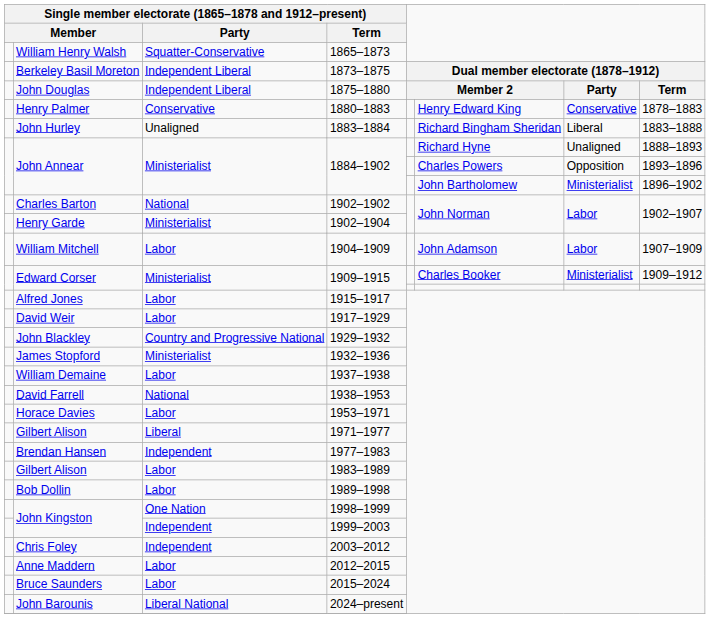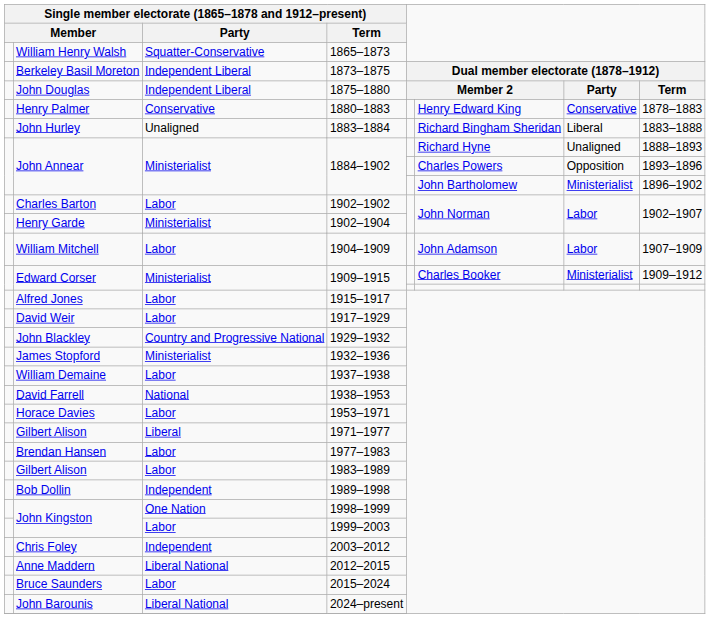(167, 204) National -> (160, 204) Labor
(178, 451) Independent -> (160, 451) Labor
(160, 489) Labor -> (178, 489) Independent
(178, 527) Independent -> (160, 527) Labor
(160, 565) Labor -> (187, 565) Liberal National
